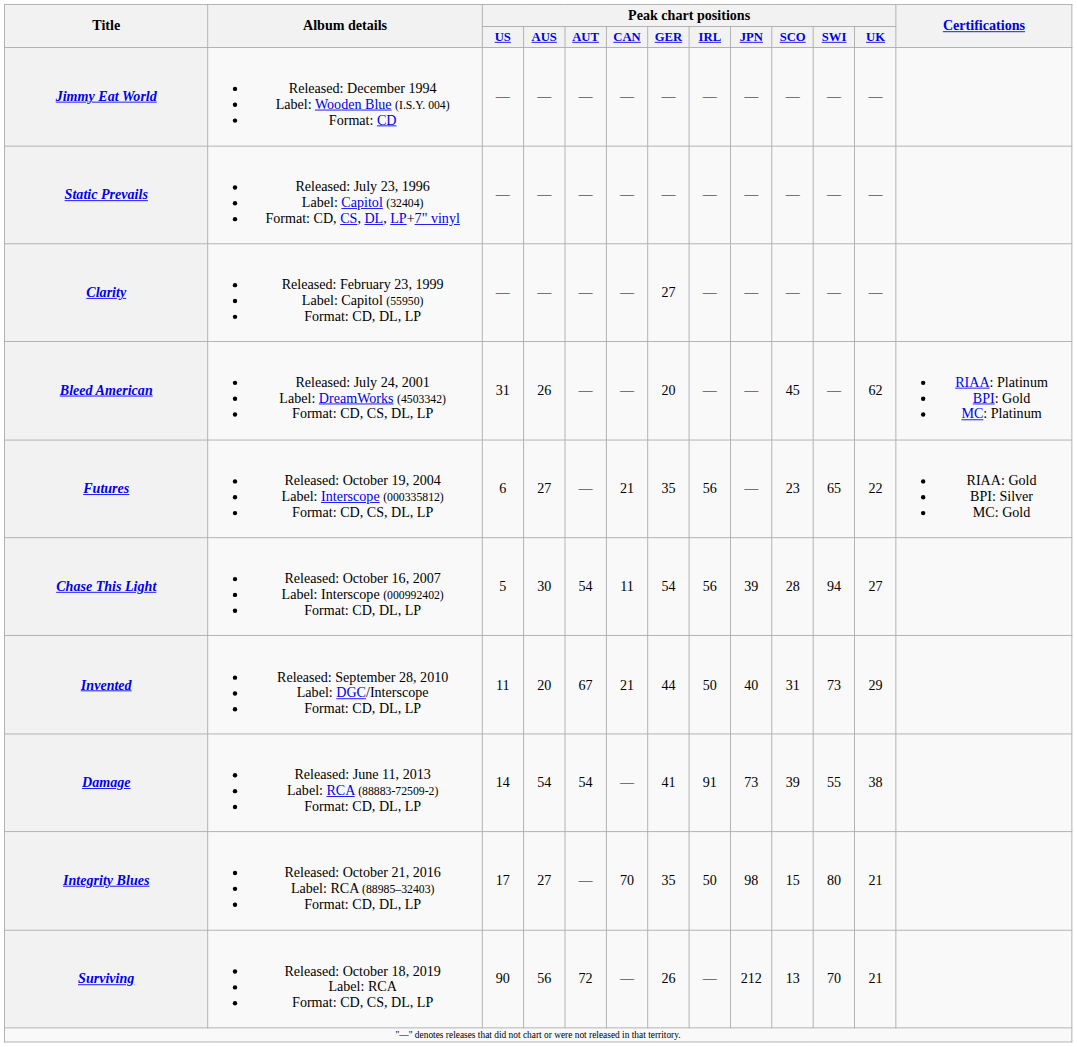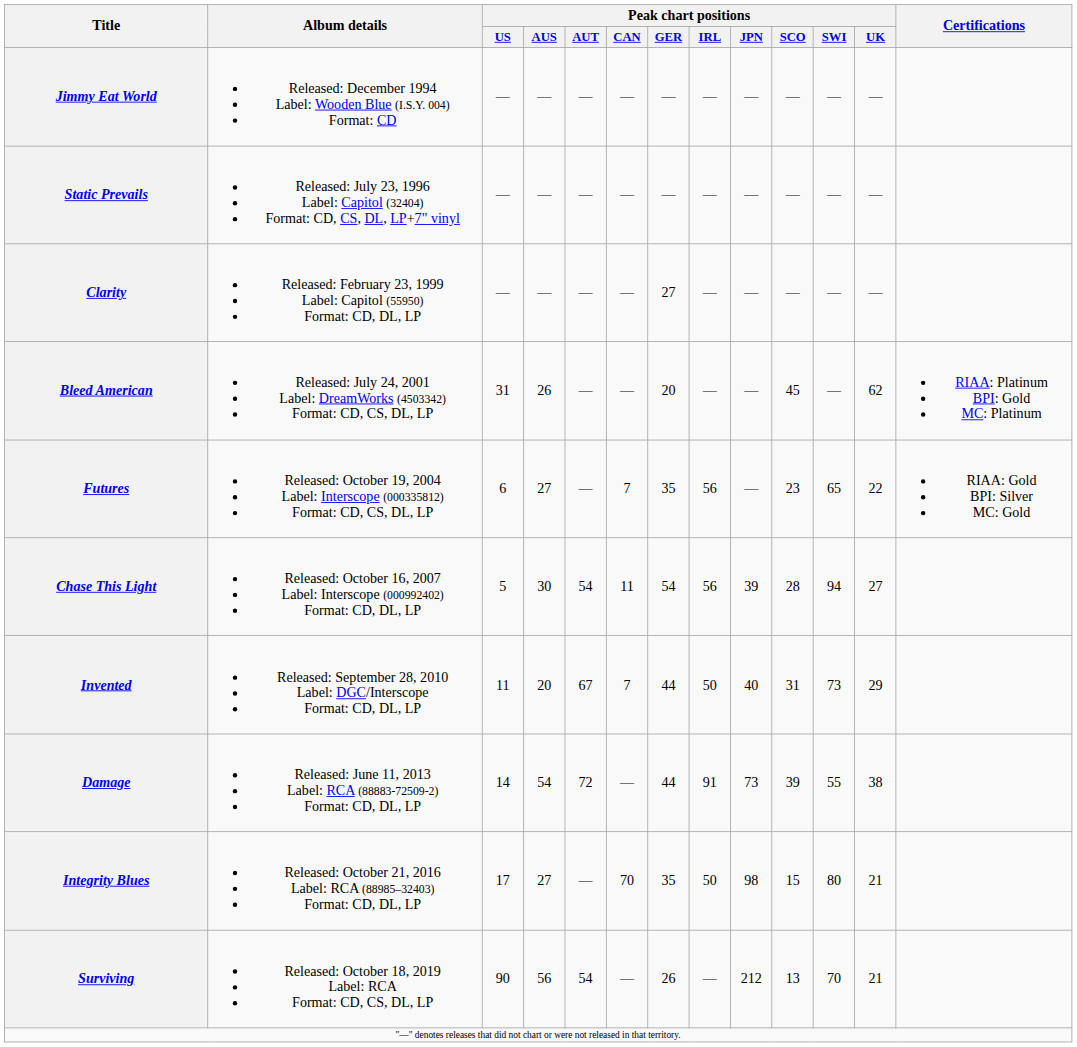(627, 488) 21 -> (627, 488) 7
(627, 684) 21 -> (627, 684) 7
(586, 782) 54 -> (586, 782) 72
(668, 782) 41 -> (668, 782) 44
(586, 978) 72 -> (586, 978) 54
